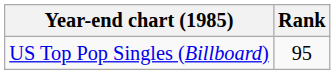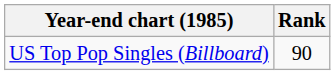(302, 52) 95 -> (302, 52) 90
